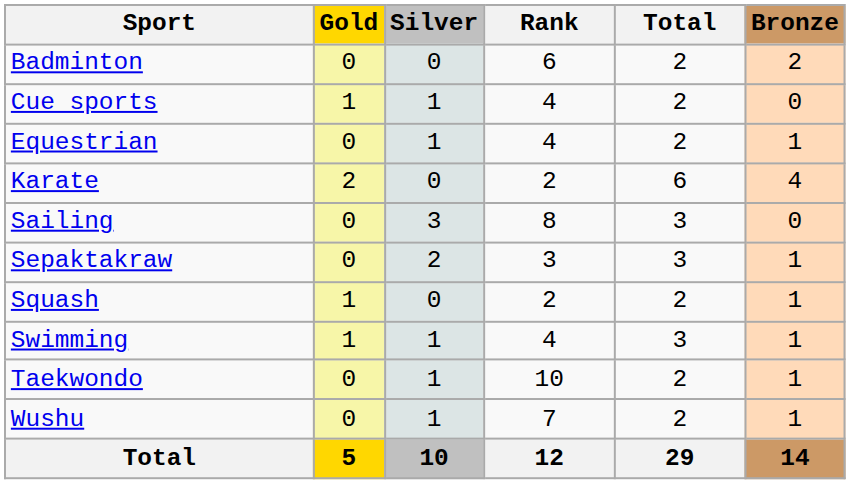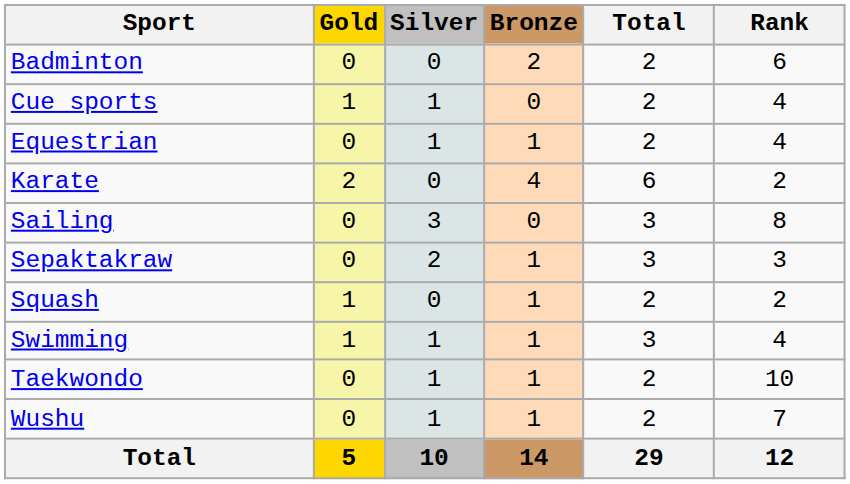columns swapped: (795, 25) <-> (549, 25)
